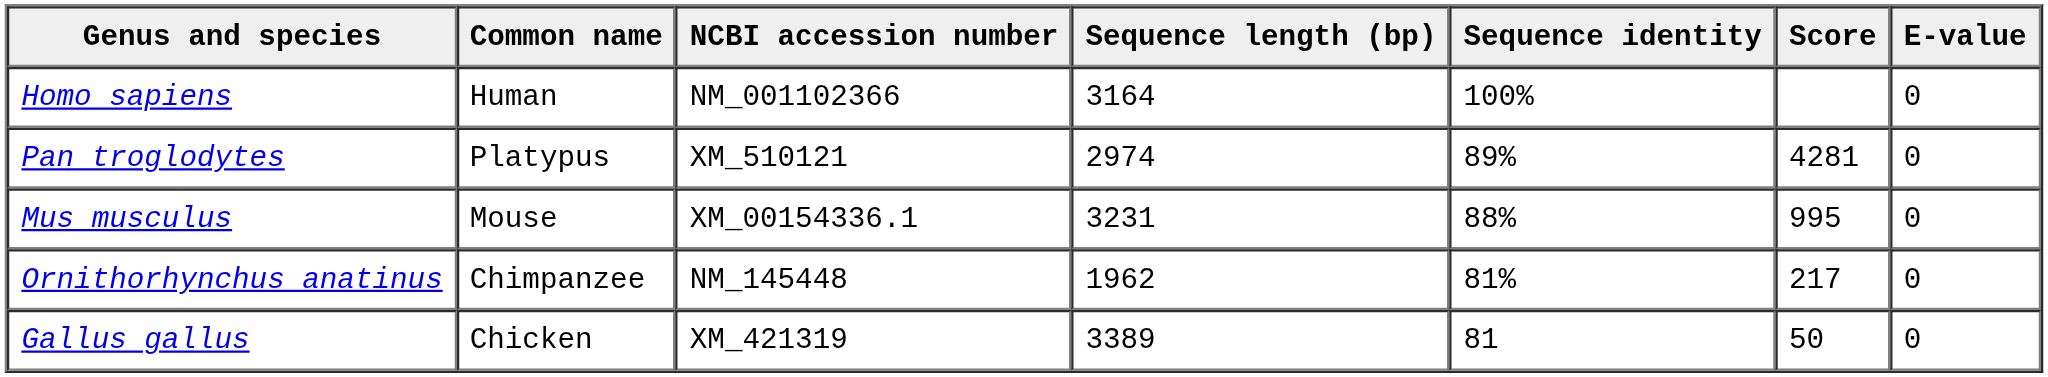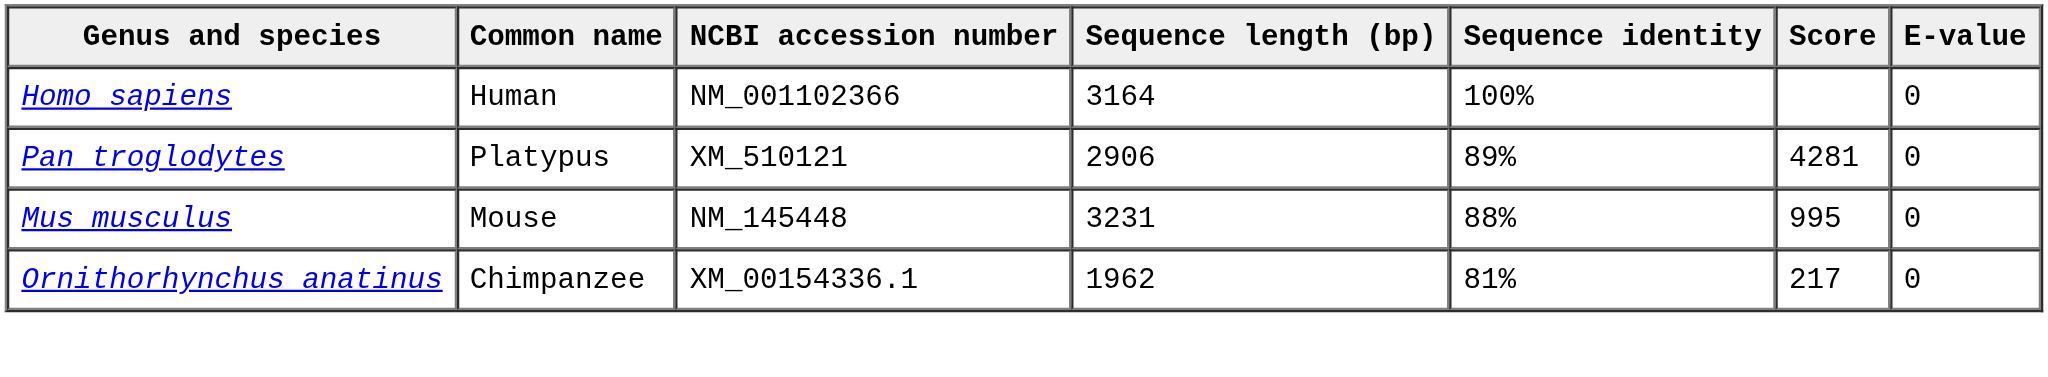(1121, 158) 2974 -> (1121, 158) 2906
(804, 219) XM_00154336.1 -> (769, 219) NM_145448
(769, 280) NM_145448 -> (804, 280) XM_00154336.1
- row: (136, 340)
